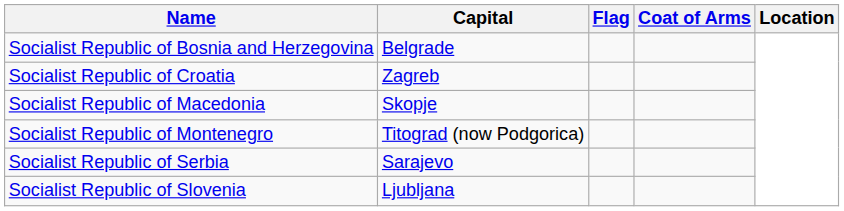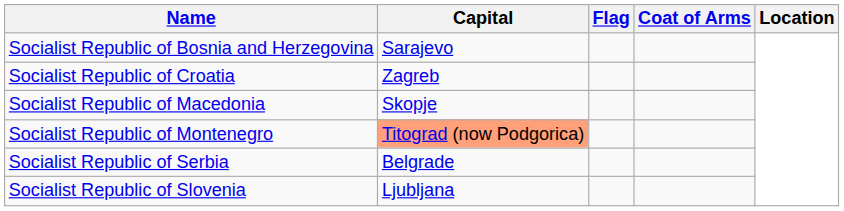(418, 47) Belgrade -> (418, 47) Sarajevo
(483, 133) no background -> (483, 133) lightsalmon background
(418, 162) Sarajevo -> (418, 162) Belgrade
